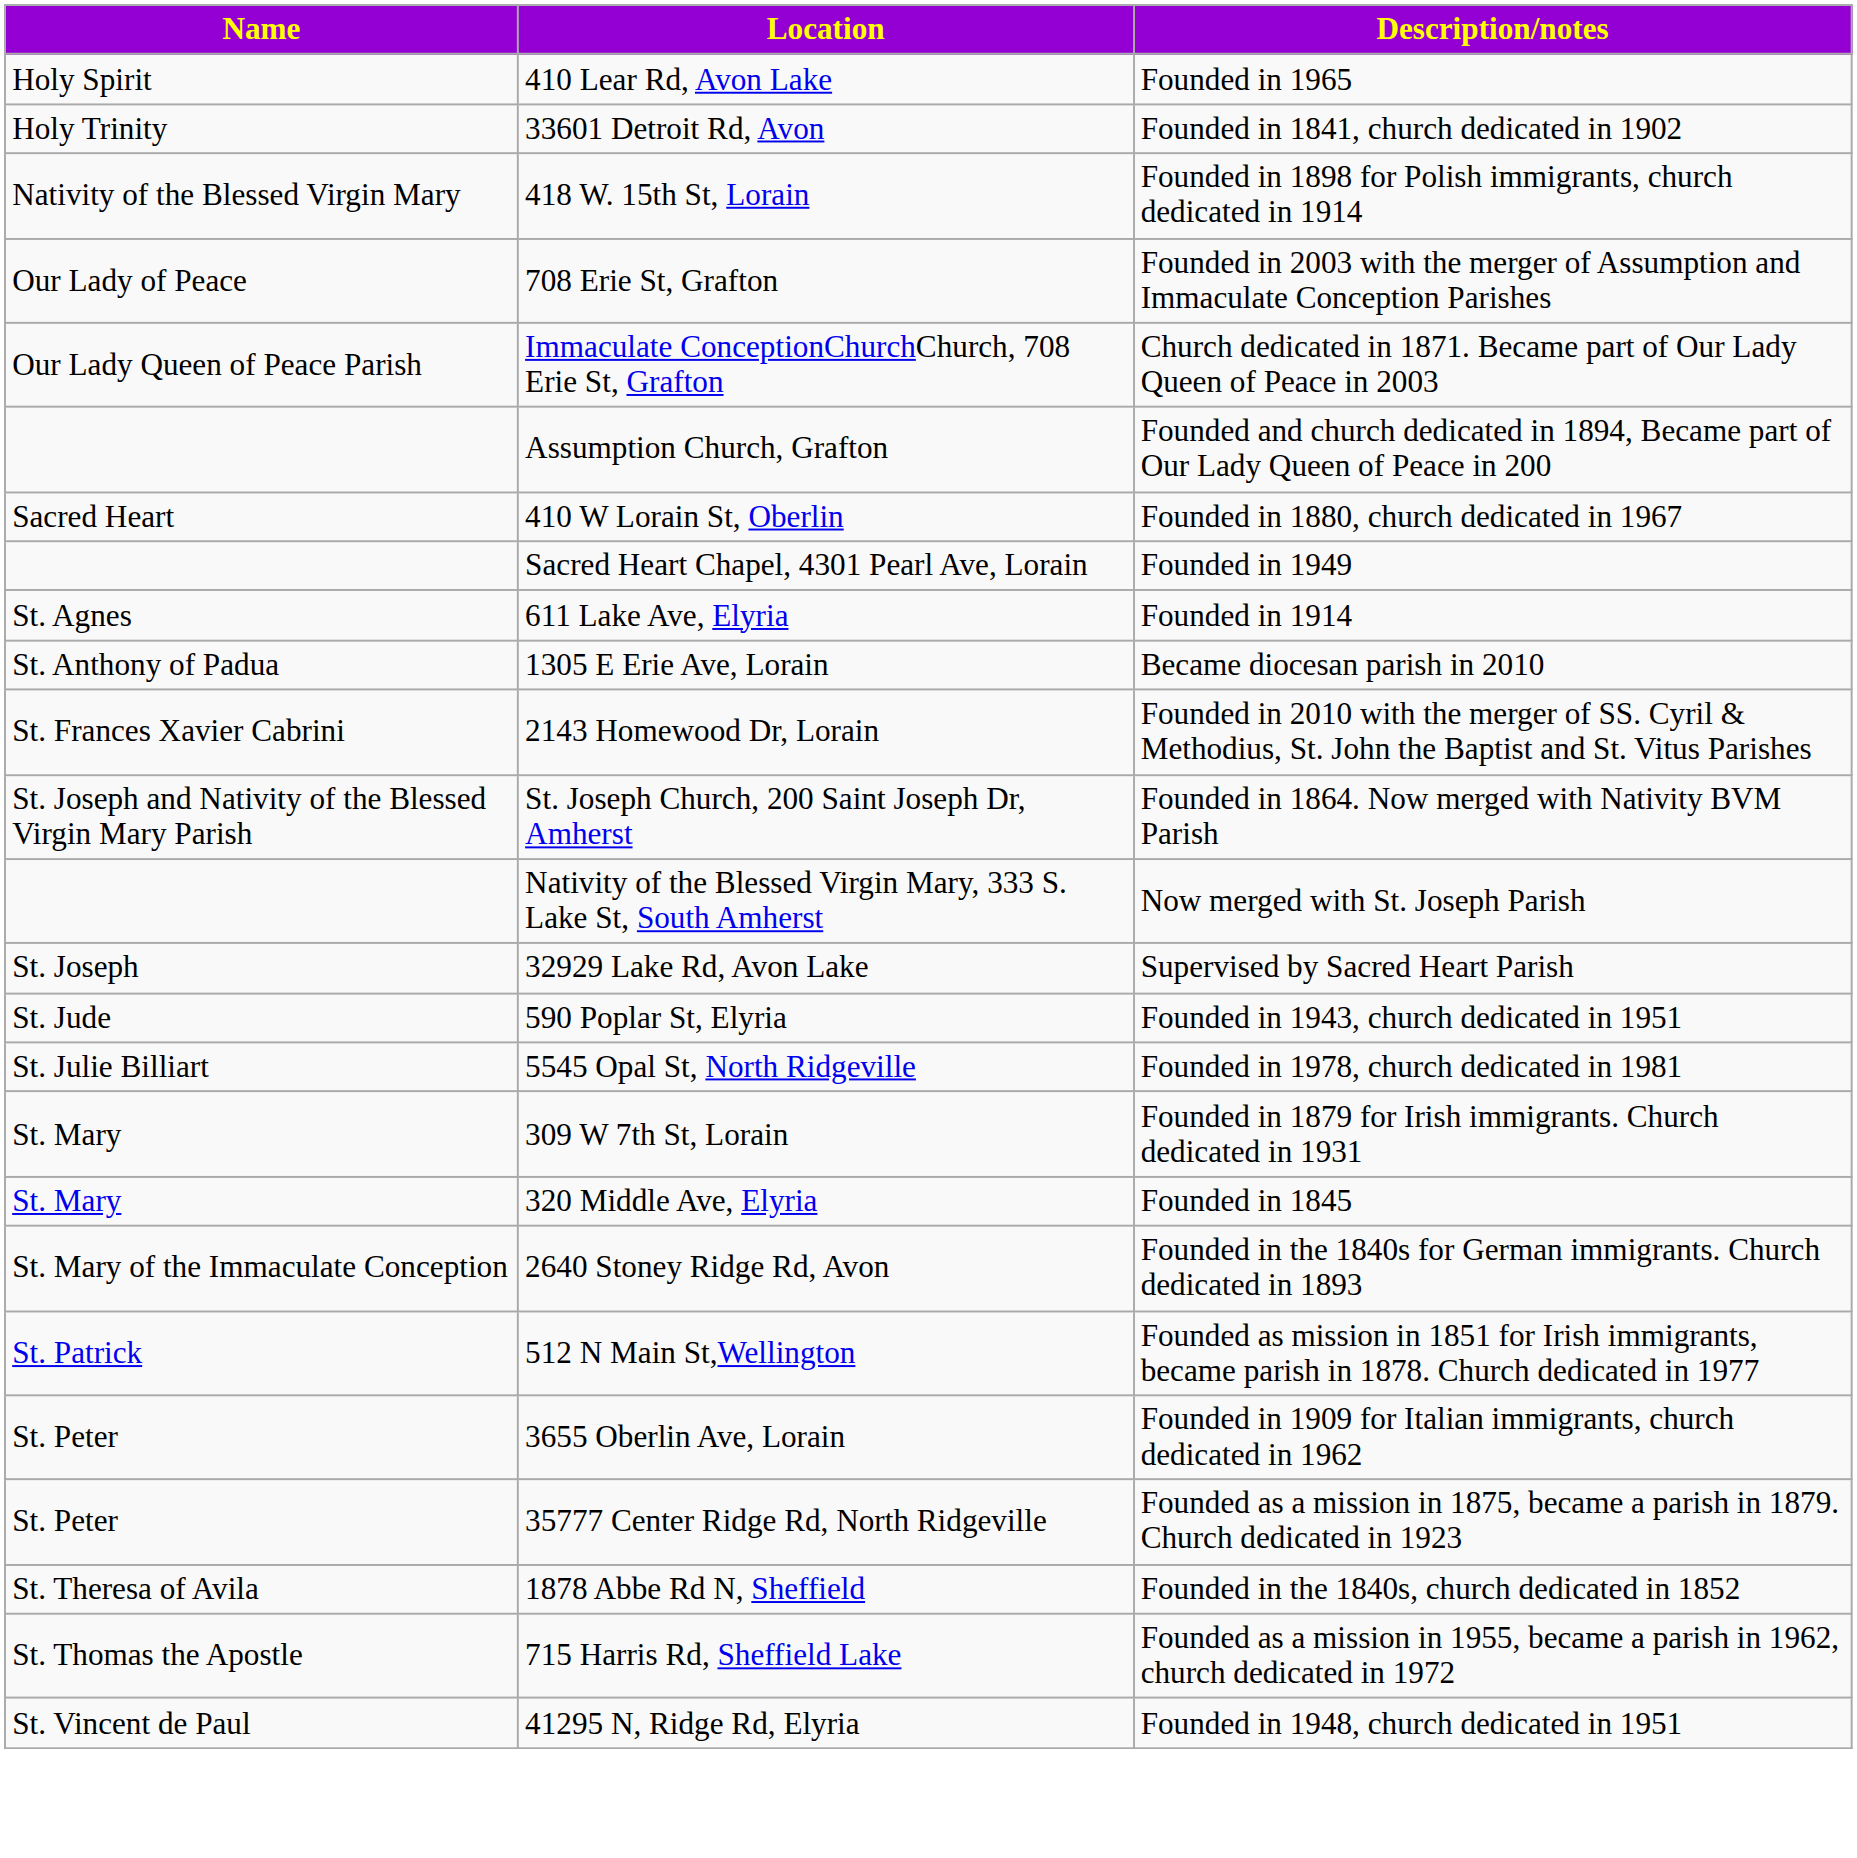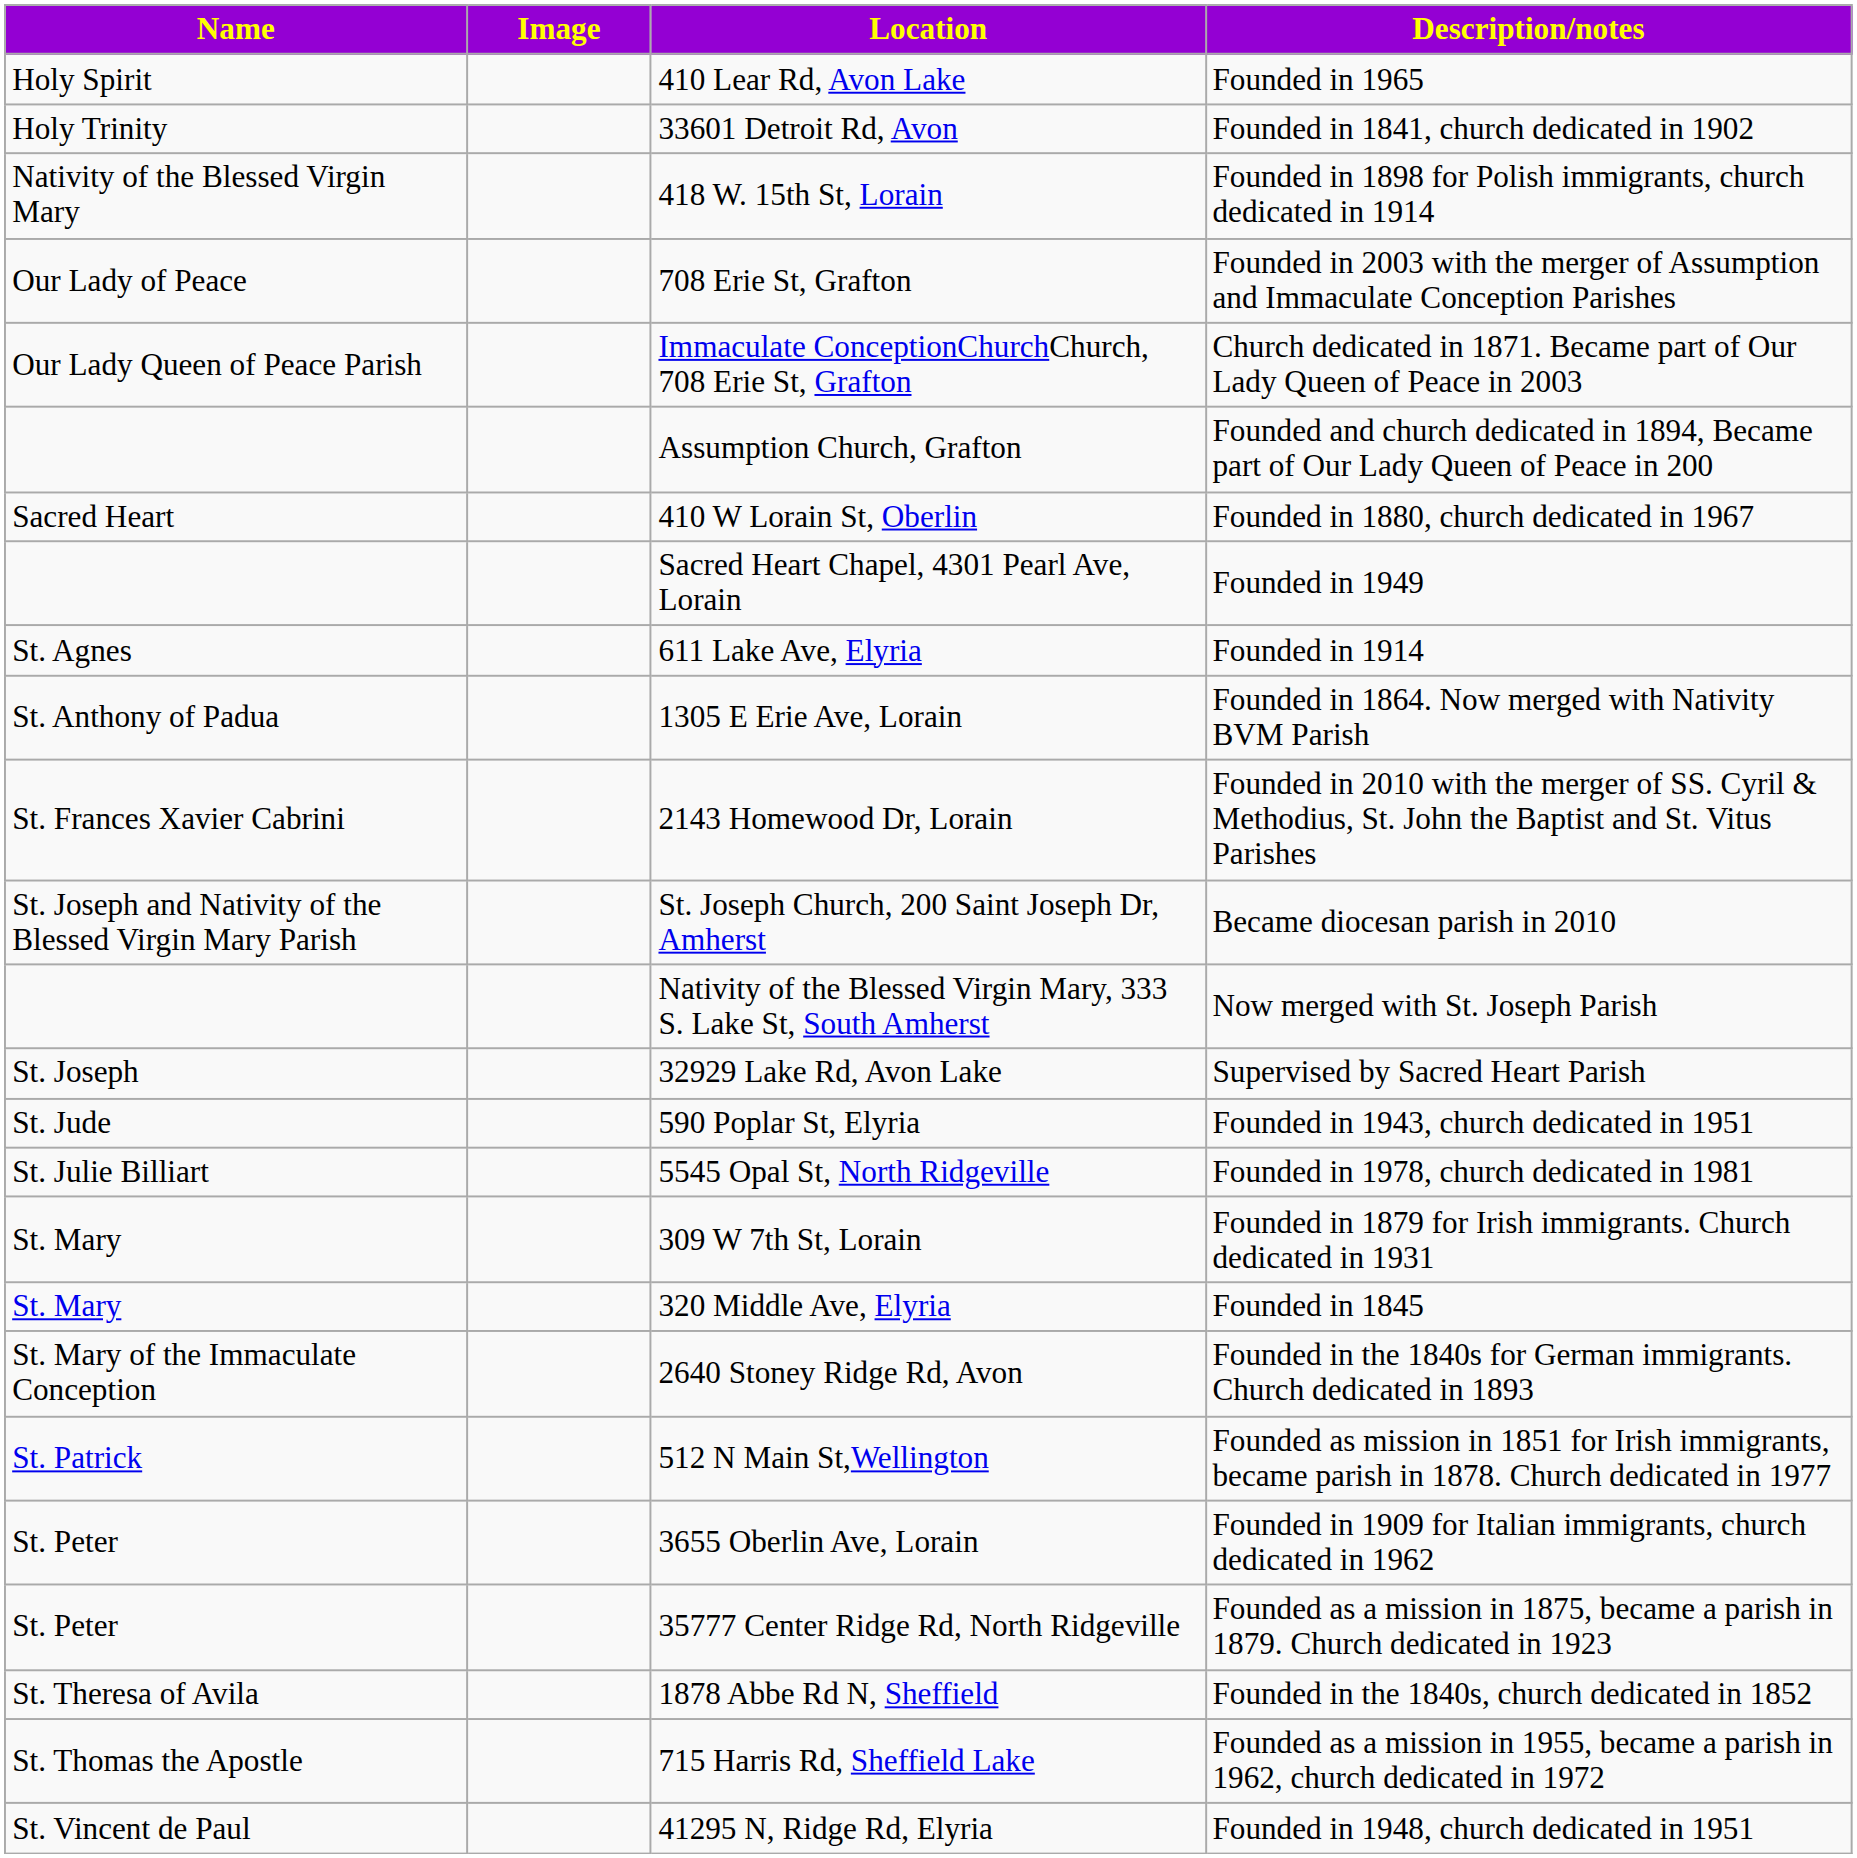+ column: (559, 29)
(1343, 664) Became diocesan parish in 2010 -> (1493, 717) Founded in 1864. Now merged with Nativity BVM Parish
(1461, 816) Founded in 1864. Now merged with Nativity BVM Parish -> (1414, 921) Became diocesan parish in 2010
